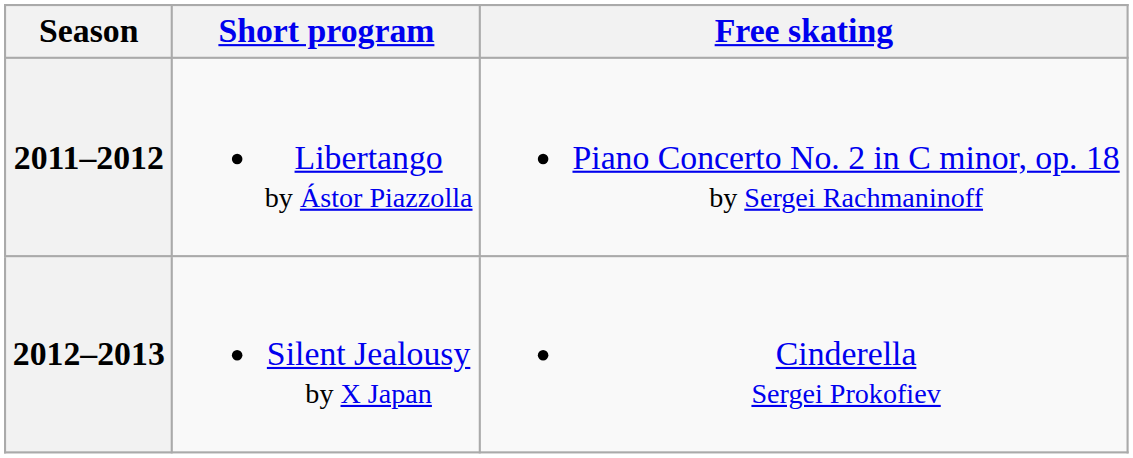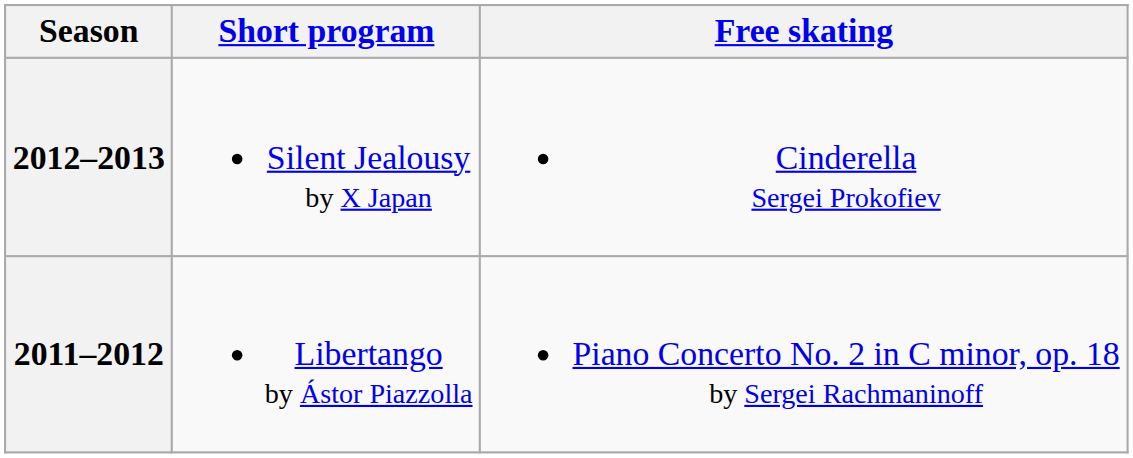rows swapped: (89, 353) <-> (89, 156)
